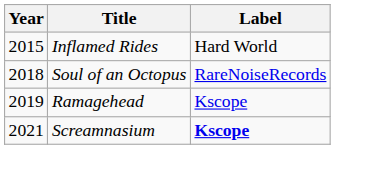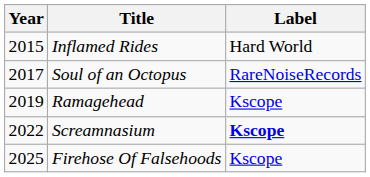(26, 74) 2018 -> (26, 74) 2017
(26, 130) 2021 -> (26, 130) 2022
+ row: (137, 158)
